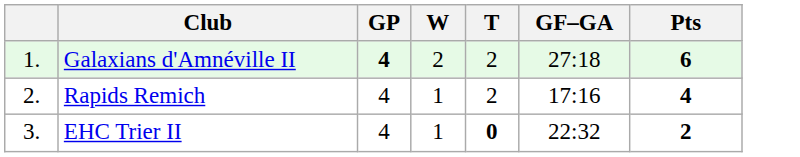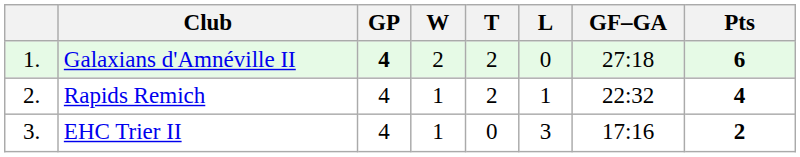+ column: (546, 22)
(574, 95) 17:16 -> (628, 95) 22:32
(492, 132) bold -> (492, 132) normal
(574, 132) 22:32 -> (628, 132) 17:16
